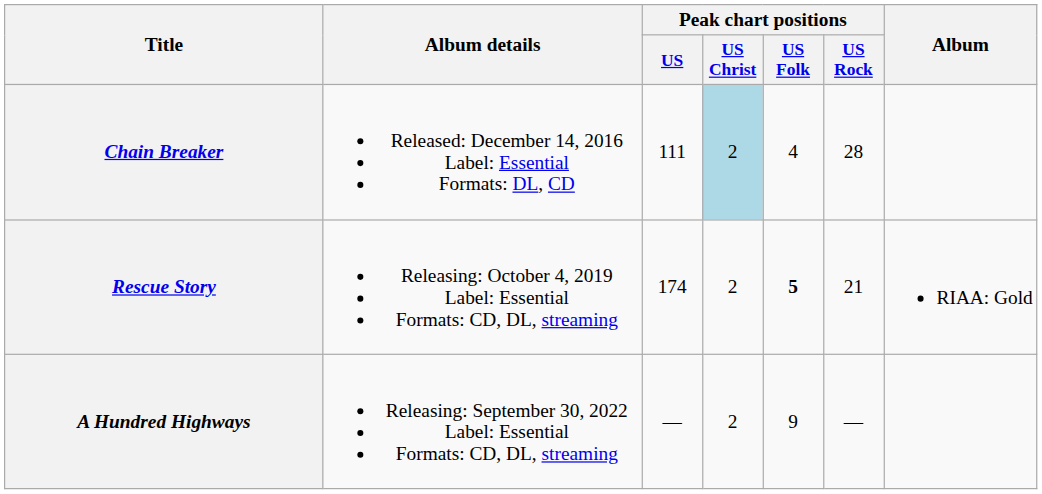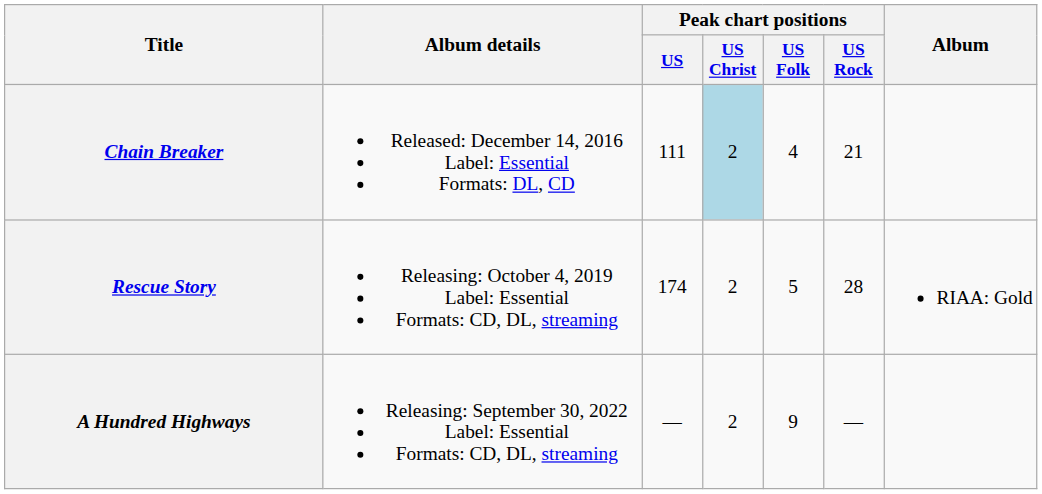(853, 151) 28 -> (853, 151) 21
(793, 286) bold -> (793, 286) normal
(853, 286) 21 -> (853, 286) 28
